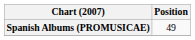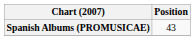(171, 27) 49 -> (171, 27) 43
